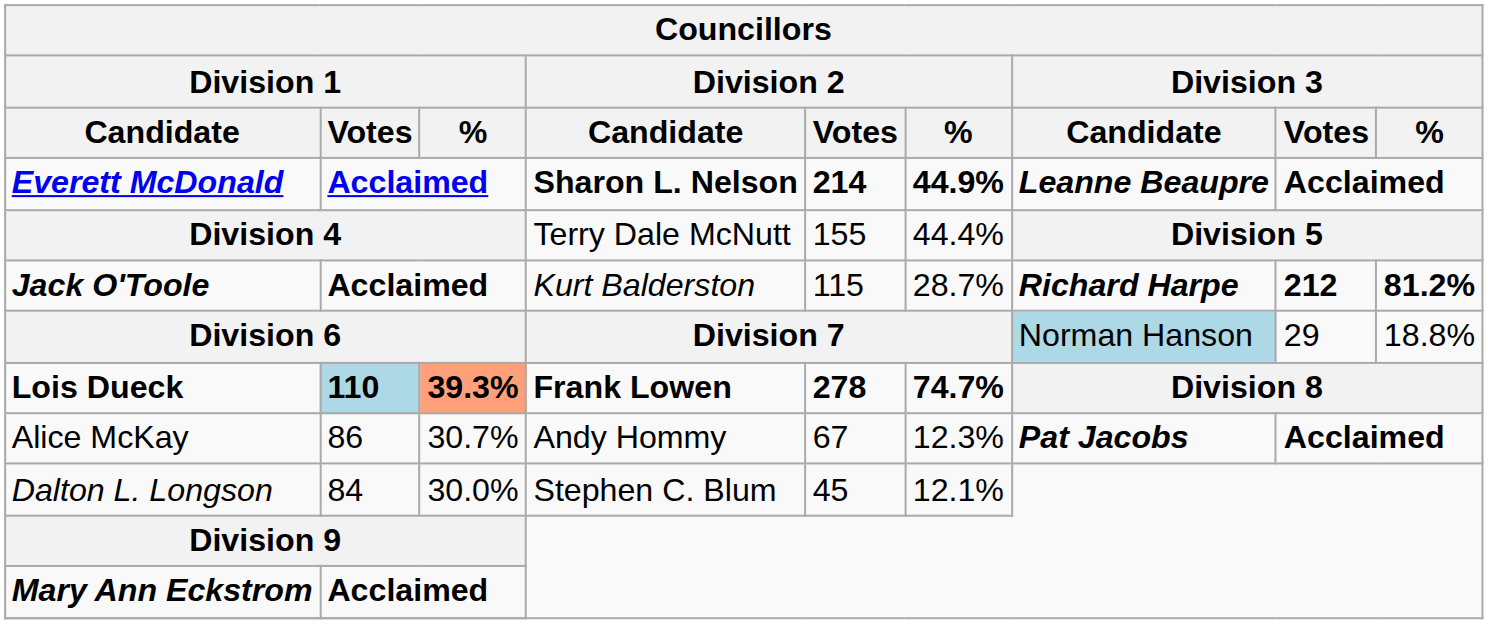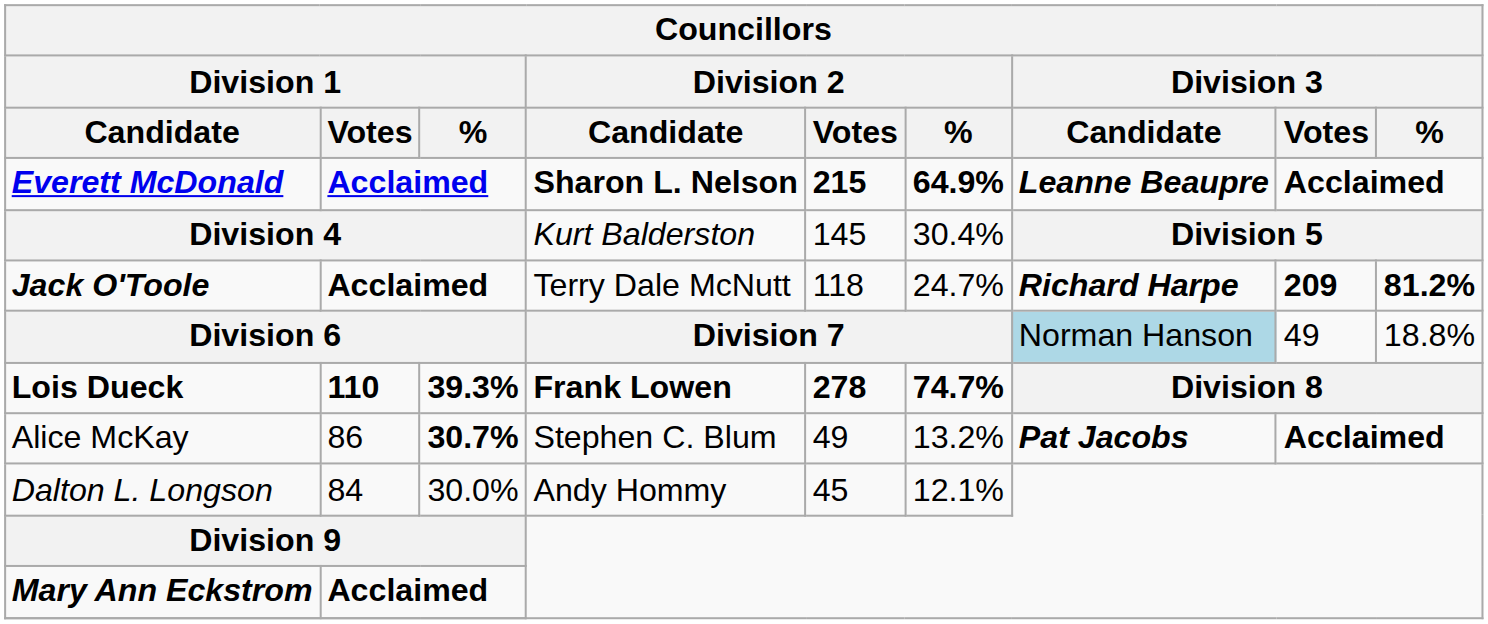(840, 183) 214 -> (840, 183) 215
(958, 183) 44.9% -> (958, 183) 64.9%
(662, 234) Terry Dale McNutt -> (644, 234) Kurt Balderston
(840, 234) 155 -> (840, 234) 145
(958, 234) 44.4% -> (958, 234) 30.4%
(644, 285) Kurt Balderston -> (662, 285) Terry Dale McNutt
(838, 285) 115 -> (838, 285) 118
(958, 285) 28.7% -> (958, 285) 24.7%
(1311, 285) 212 -> (1311, 285) 209
(1302, 336) 29 -> (1302, 336) 49
(353, 387) lightblue background -> (353, 387) no background
(473, 387) lightsalmon background -> (473, 387) no background
(473, 438) normal -> (473, 438) bold
(630, 438) Andy Hommy -> (655, 438) Stephen C. Blum
(831, 438) 67 -> (831, 438) 49
(958, 438) 12.3% -> (958, 438) 13.2%
(655, 489) Stephen C. Blum -> (630, 489) Andy Hommy
